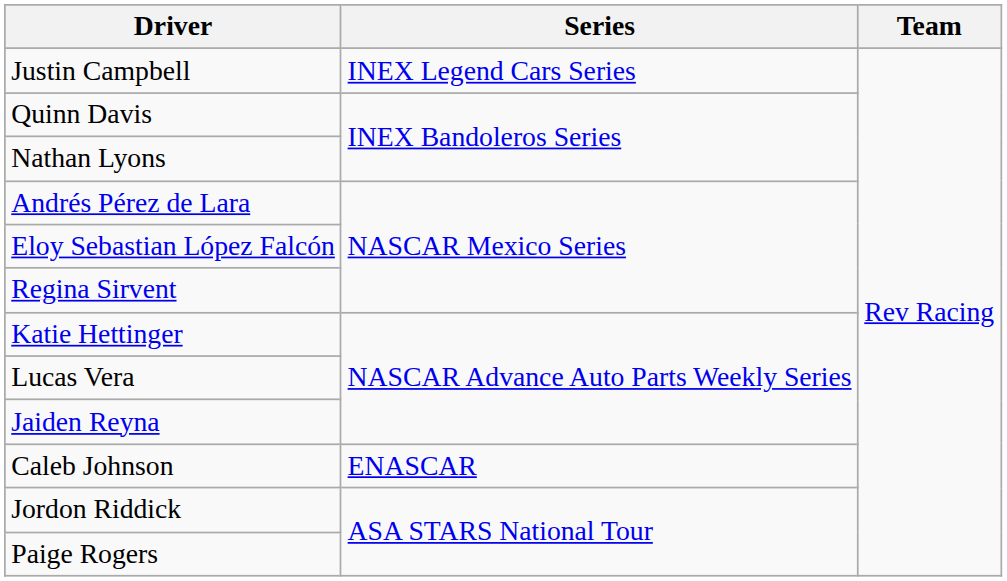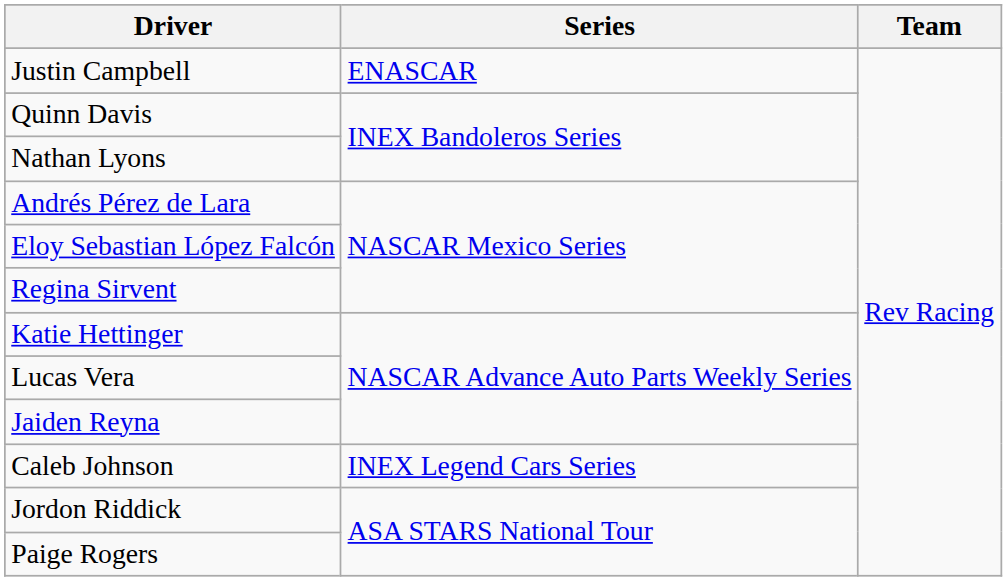(492, 70) INEX Legend Cars Series -> (412, 70) ENASCAR
(412, 465) ENASCAR -> (492, 465) INEX Legend Cars Series
